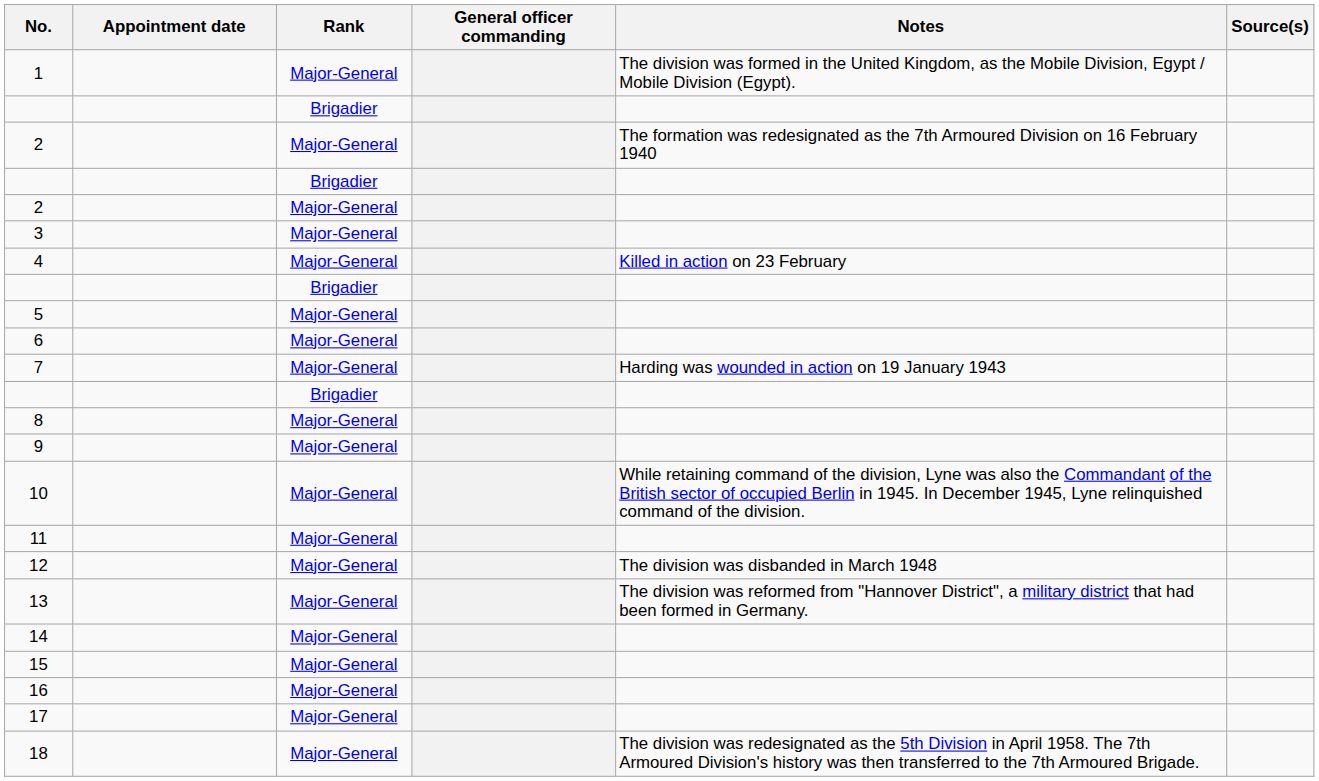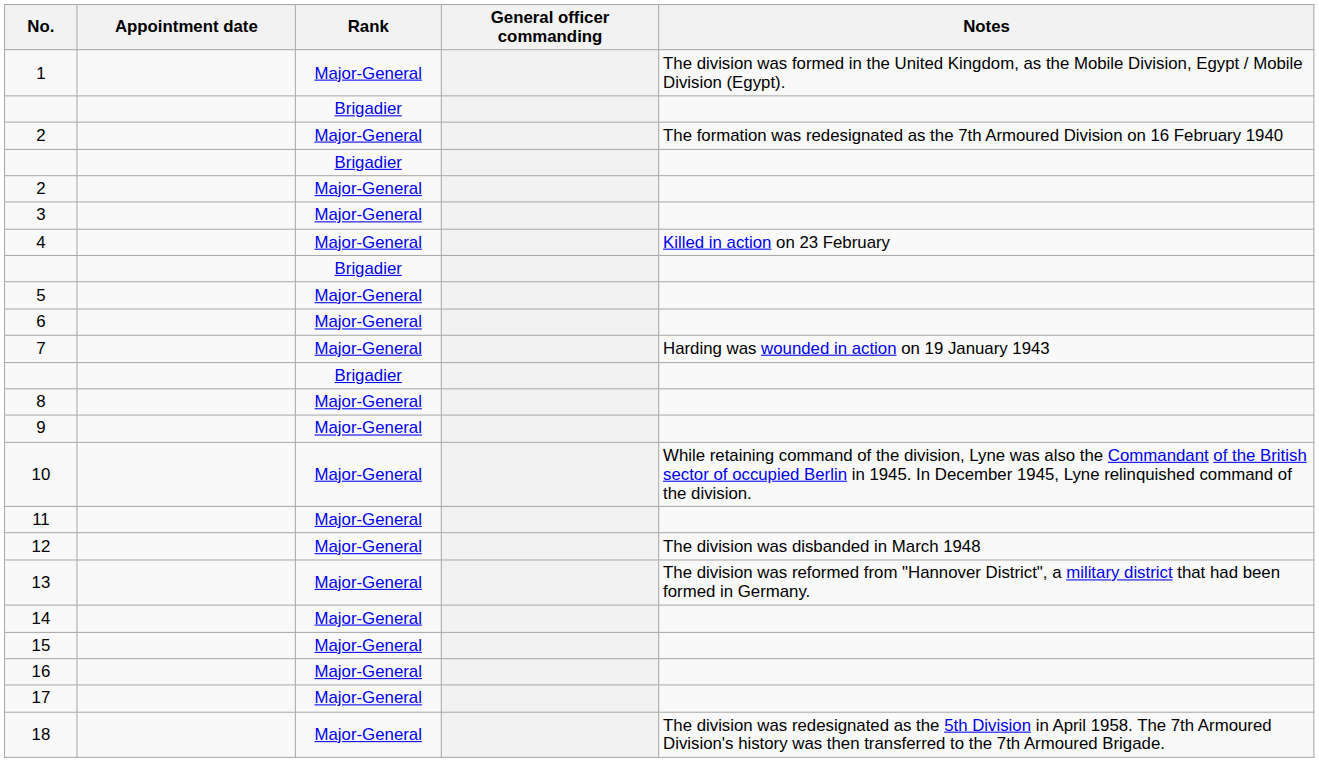- column: (1270, 27)
